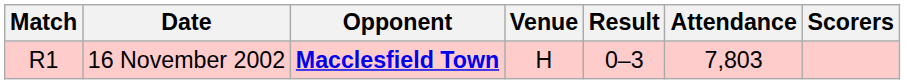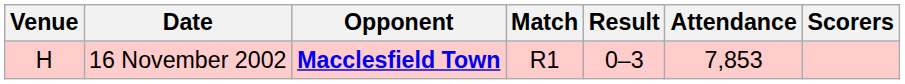columns swapped: (44, 22) <-> (544, 22)
(734, 59) 7,803 -> (734, 59) 7,853
